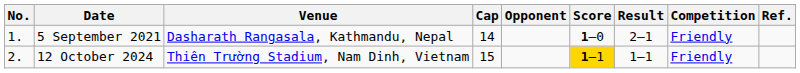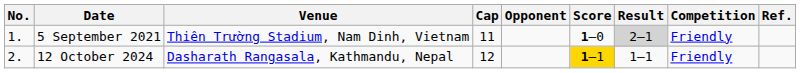(310, 36) Dasharath Rangasala, Kathmandu, Nepal -> (318, 36) Thiên Trường Stadium, Nam Dinh, Vietnam
(487, 36) 14 -> (487, 36) 11
(641, 36) no background -> (641, 36) lightgrey background
(318, 57) Thiên Trường Stadium, Nam Dinh, Vietnam -> (310, 57) Dasharath Rangasala, Kathmandu, Nepal
(487, 57) 15 -> (487, 57) 12
